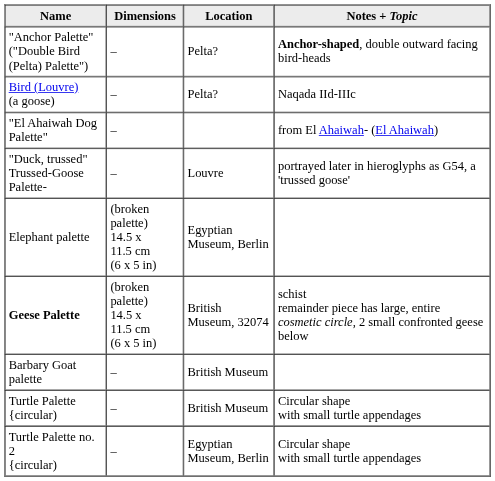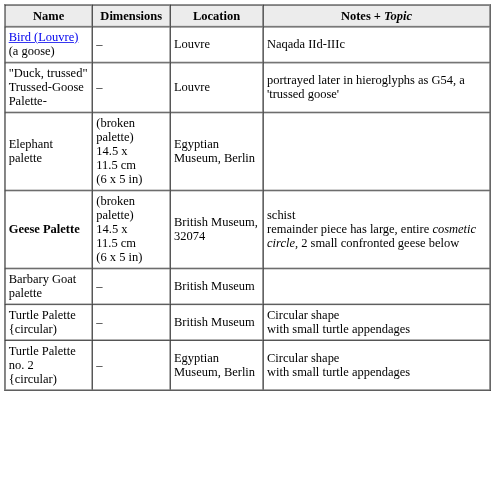- row: (51, 51)
(203, 94) Pelta? -> (192, 44) Louvre
- row: (53, 130)
